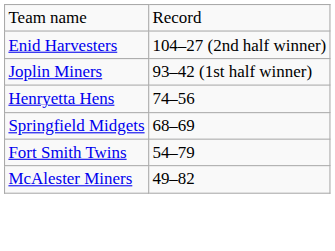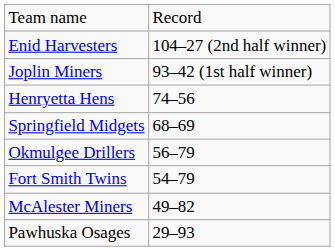+ row: (72, 152)
+ row: (69, 233)
